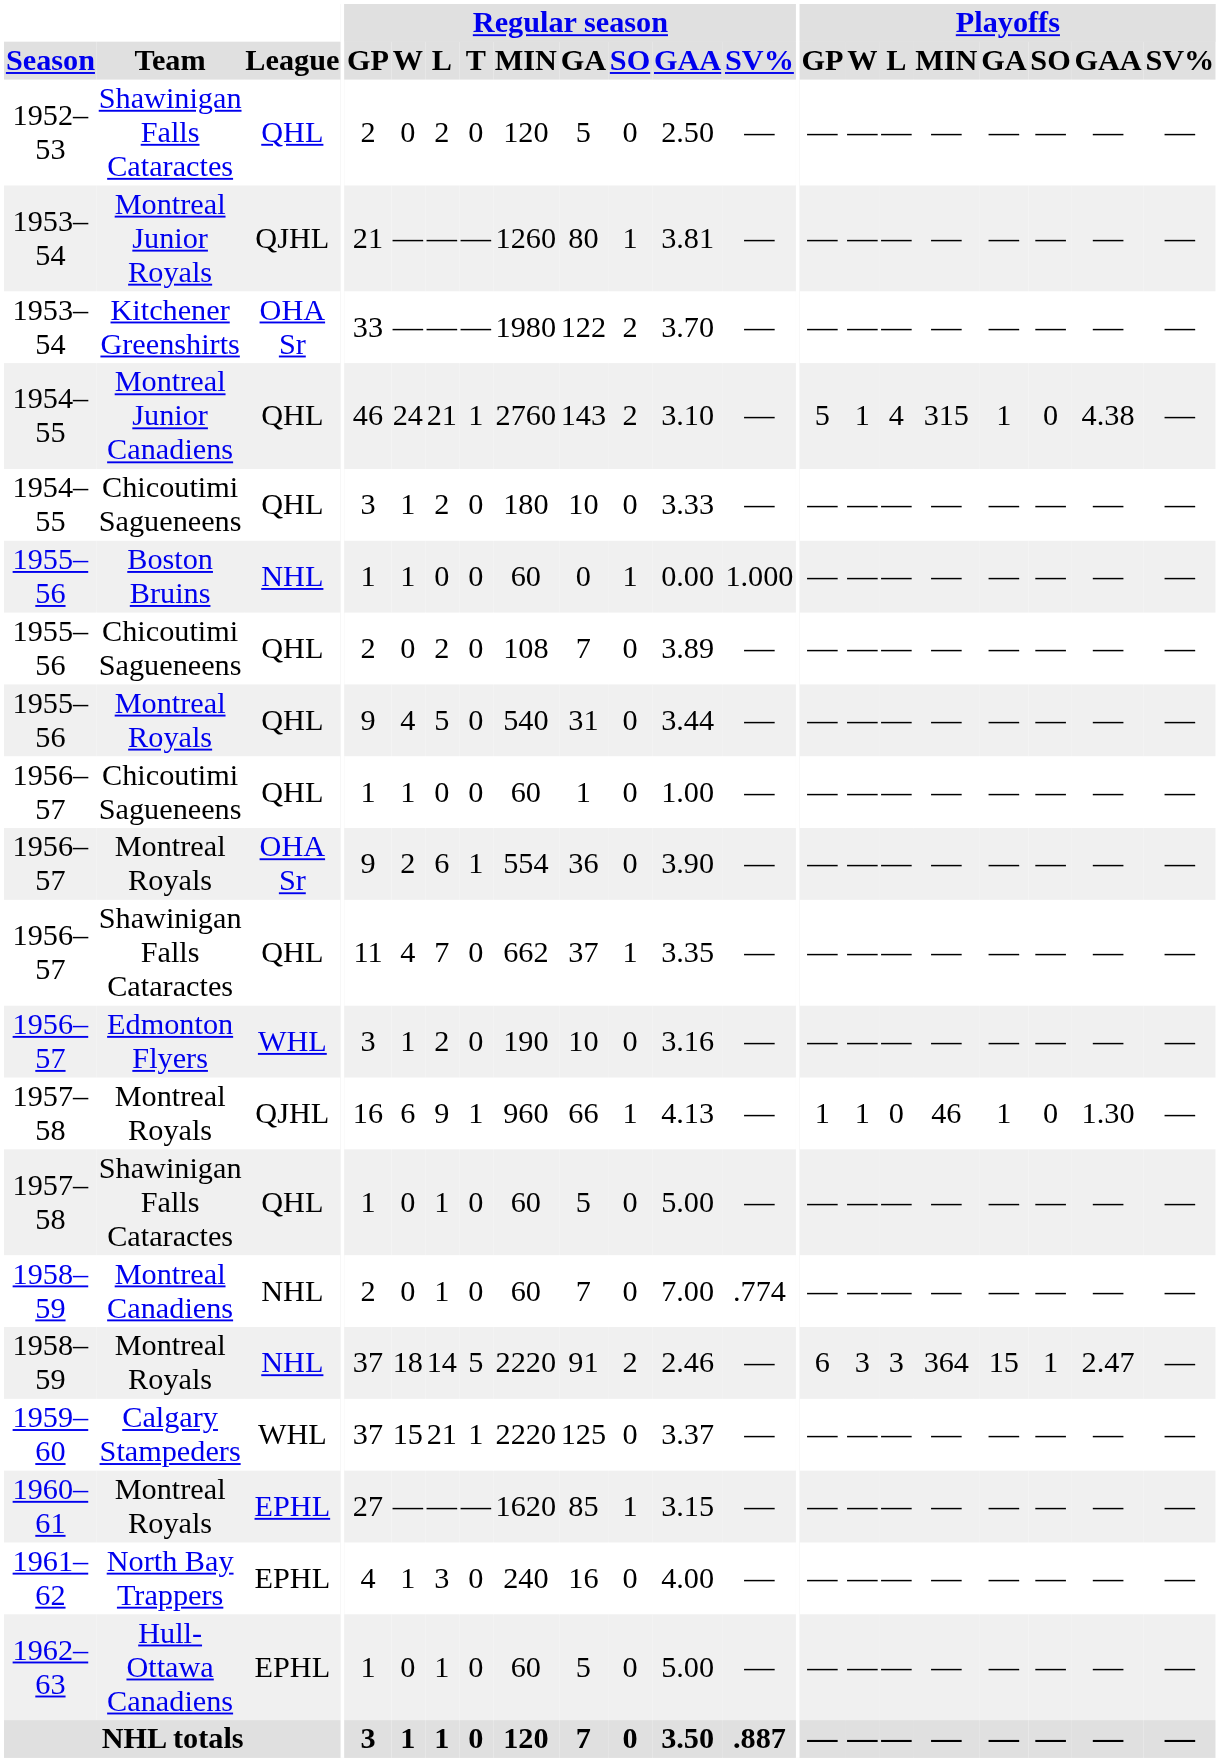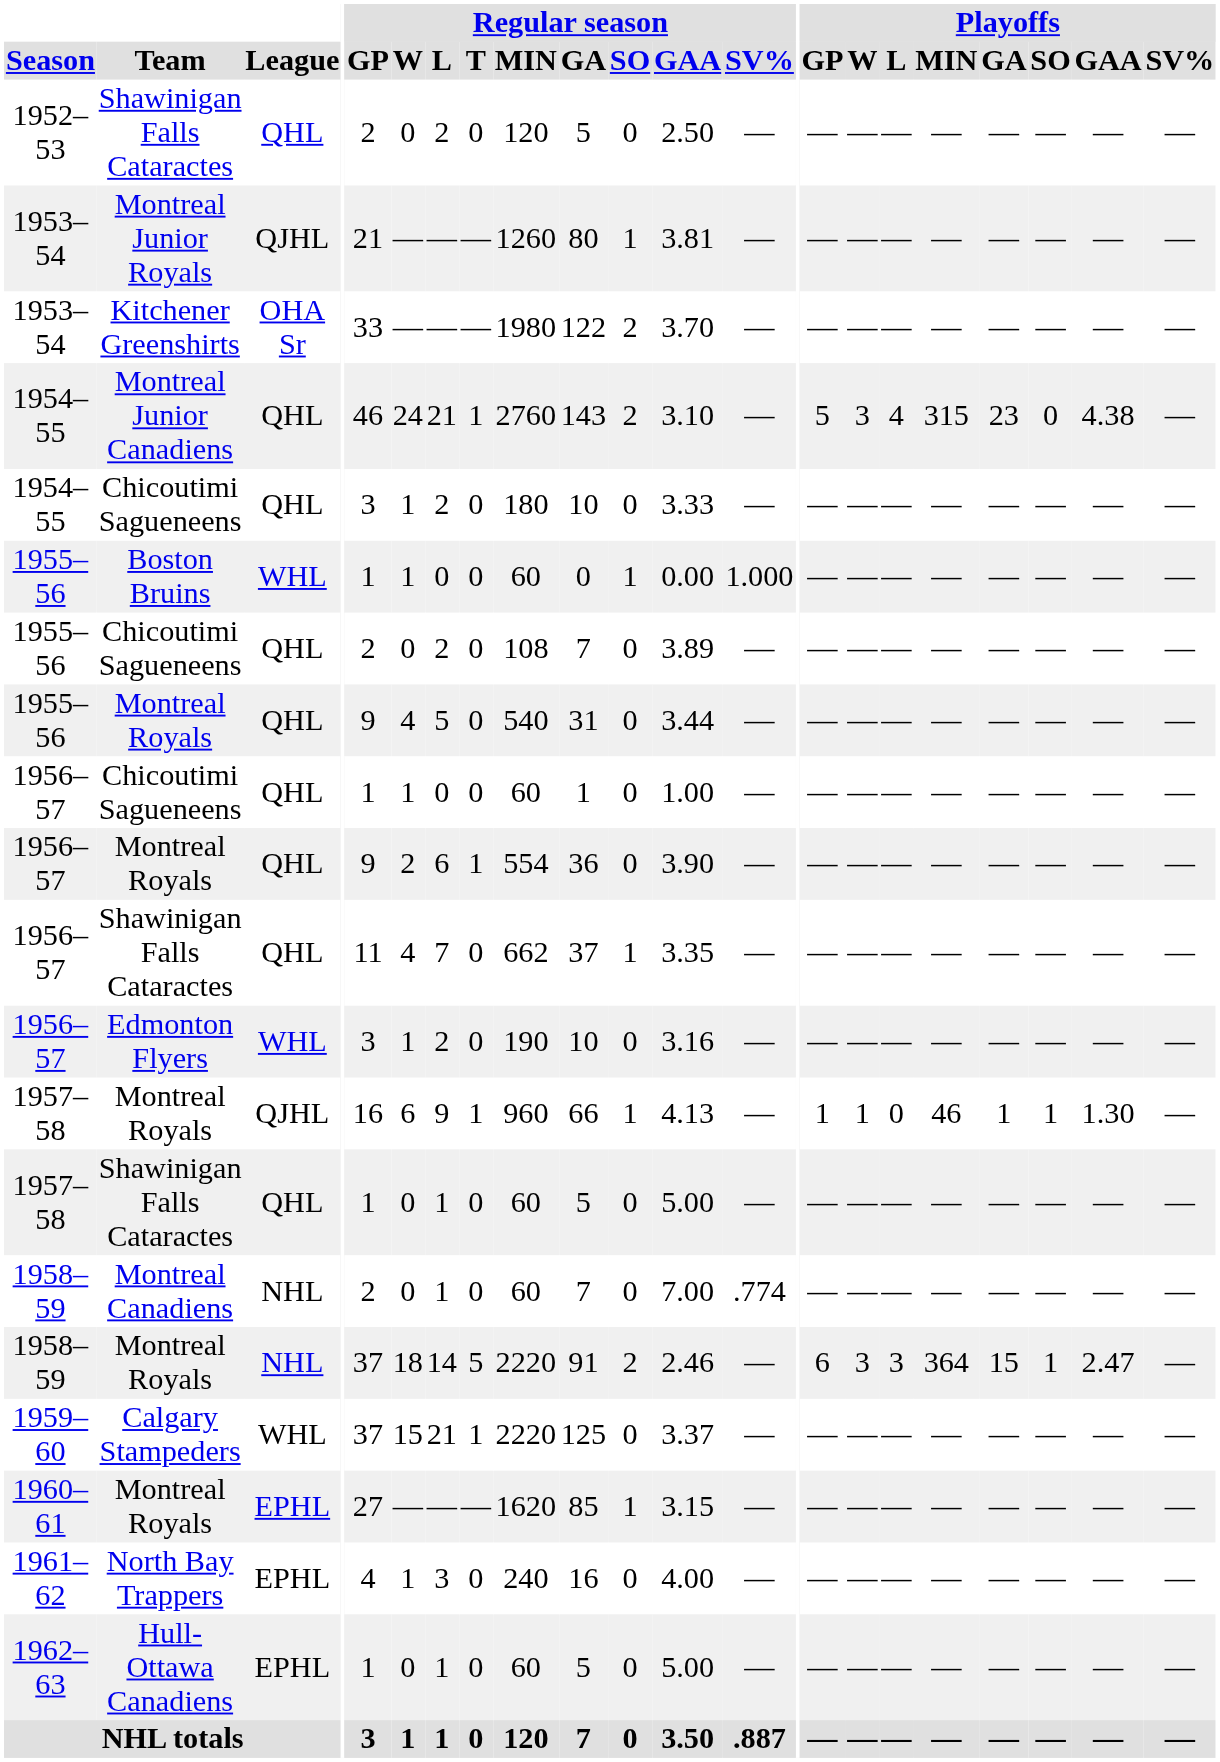(862, 415) 1 -> (862, 415) 3
(1004, 415) 1 -> (1004, 415) 23
(292, 576) NHL -> (292, 576) WHL
(292, 863) OHA Sr -> (292, 863) QHL
(1050, 1112) 0 -> (1050, 1112) 1
